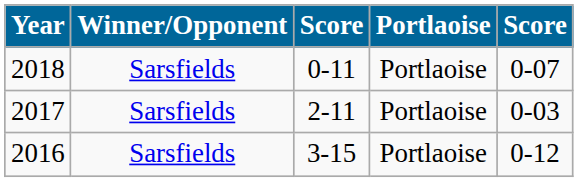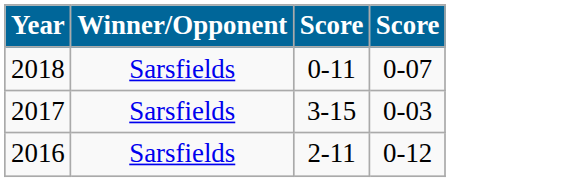- column: (433, 25)
(332, 111) 2-11 -> (332, 111) 3-15
(332, 153) 3-15 -> (332, 153) 2-11
